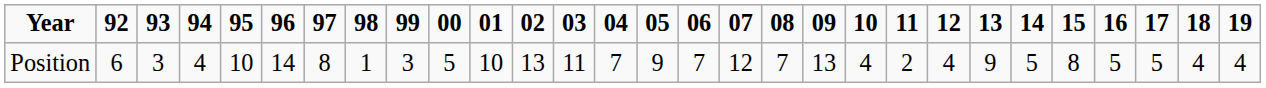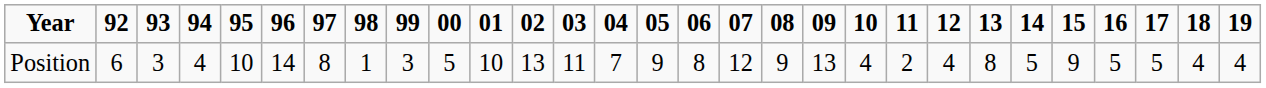(699, 62) 7 -> (699, 62) 8
(782, 62) 7 -> (782, 62) 9
(990, 62) 9 -> (990, 62) 8
(1074, 62) 8 -> (1074, 62) 9
